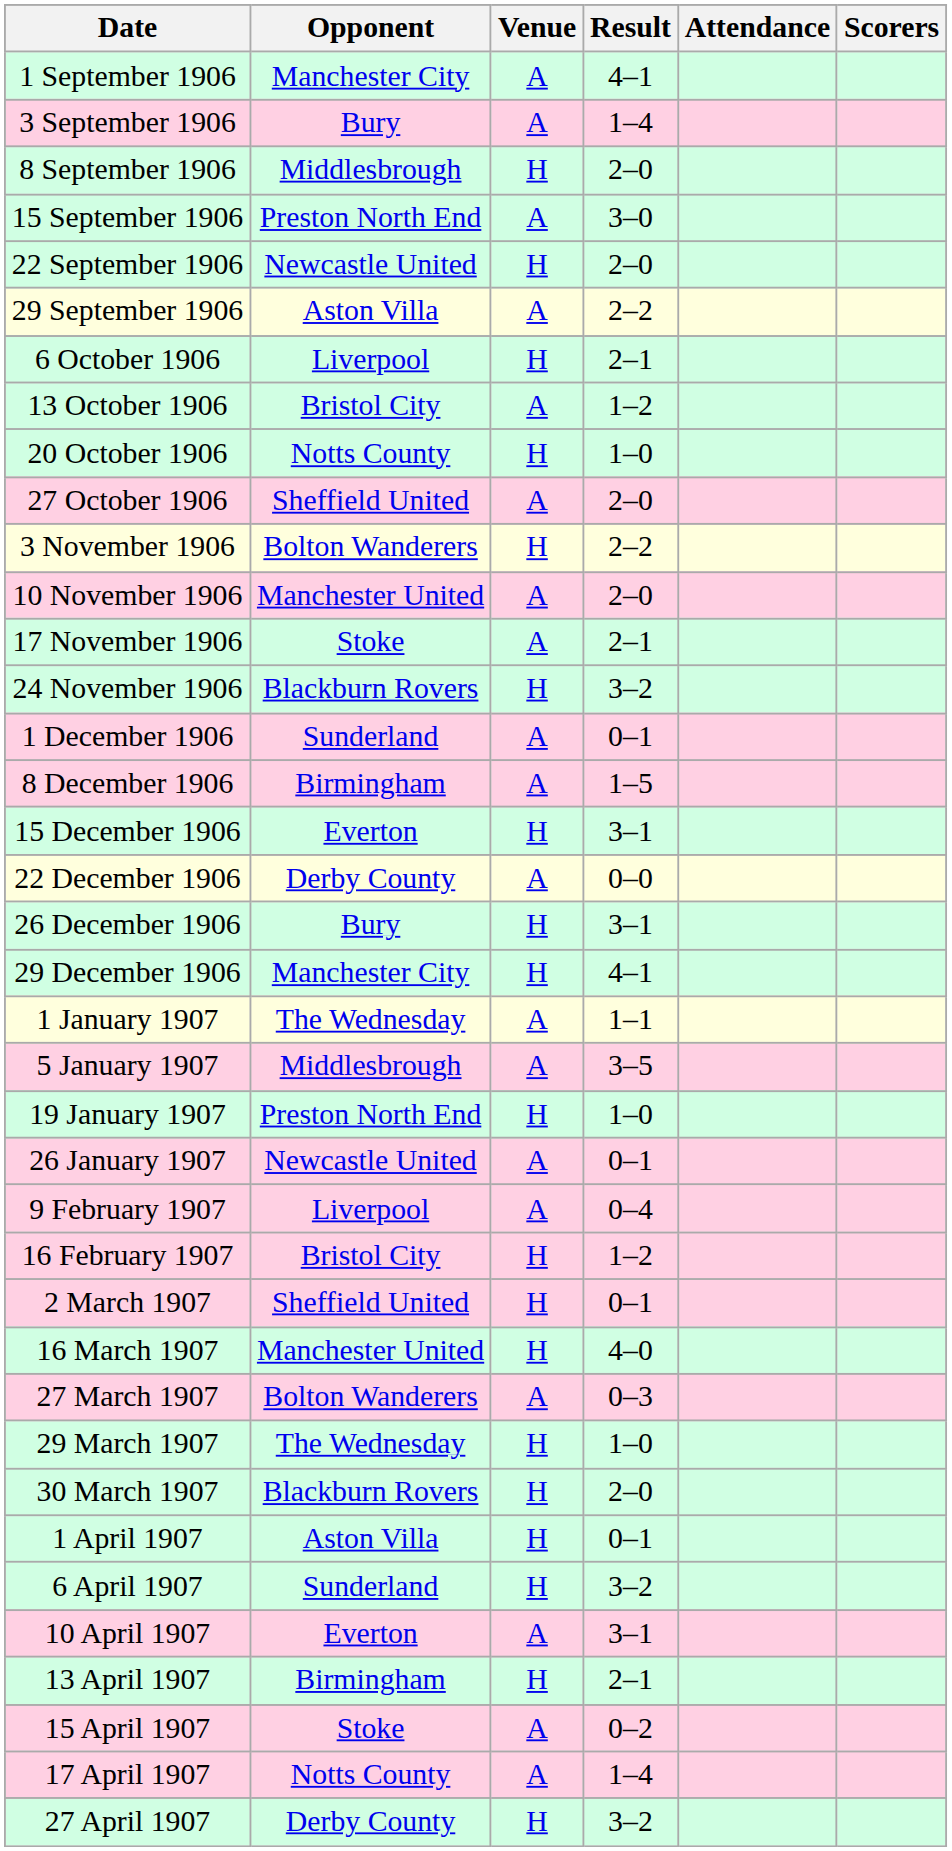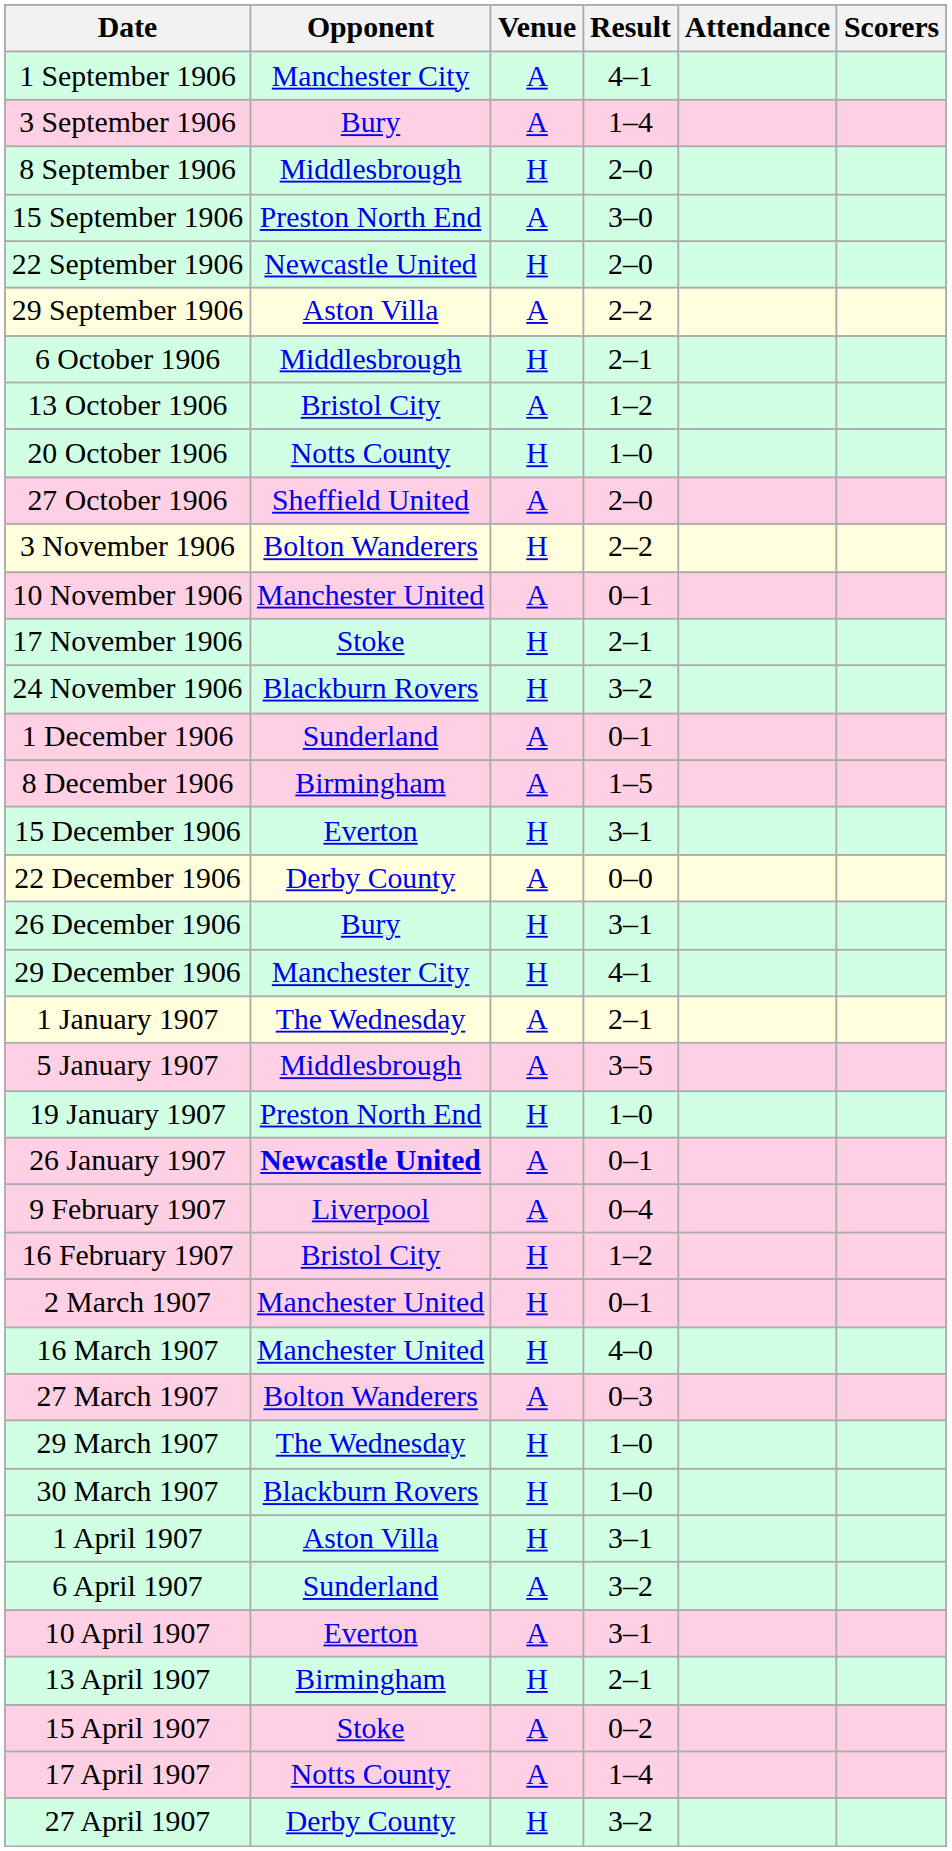(371, 358) Liverpool -> (371, 358) Middlesbrough
(630, 594) 2–0 -> (630, 594) 0–1
(537, 641) A -> (537, 641) H
(630, 1019) 1–1 -> (630, 1019) 2–1
(371, 1160) normal -> (371, 1160) bold
(371, 1302) Sheffield United -> (371, 1302) Manchester United
(630, 1491) 2–0 -> (630, 1491) 1–0
(630, 1538) 0–1 -> (630, 1538) 3–1
(537, 1585) H -> (537, 1585) A
